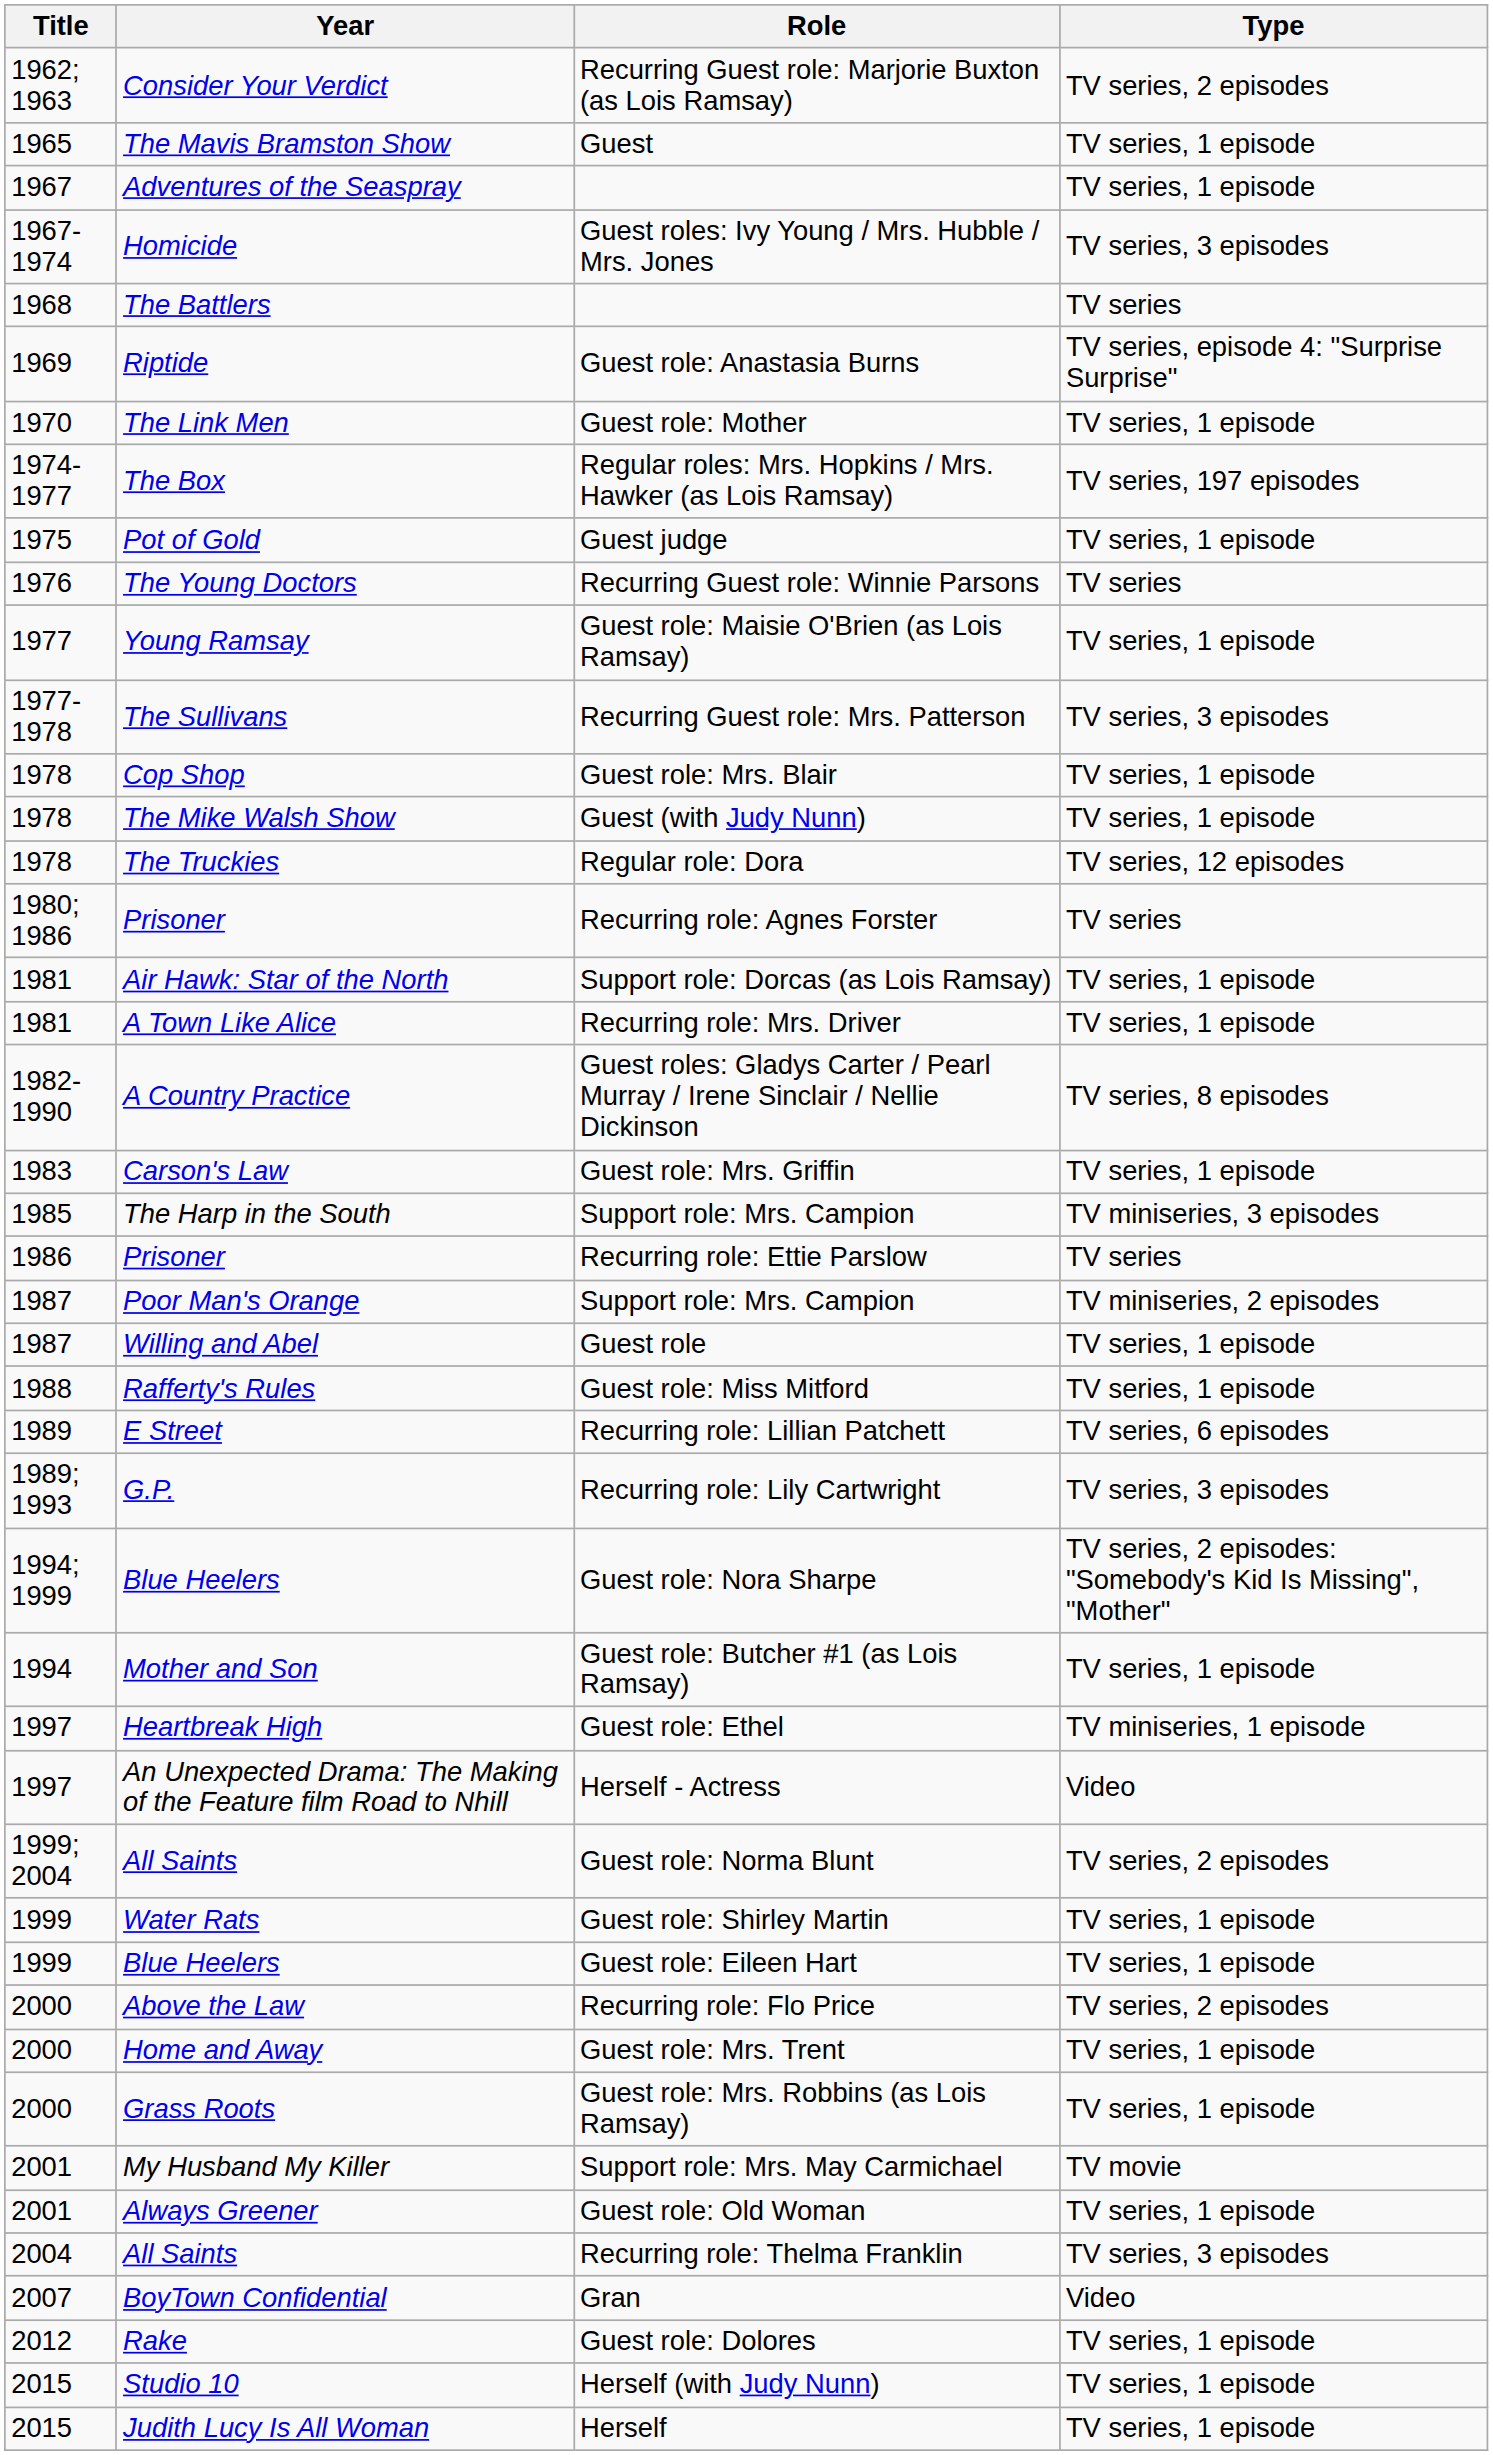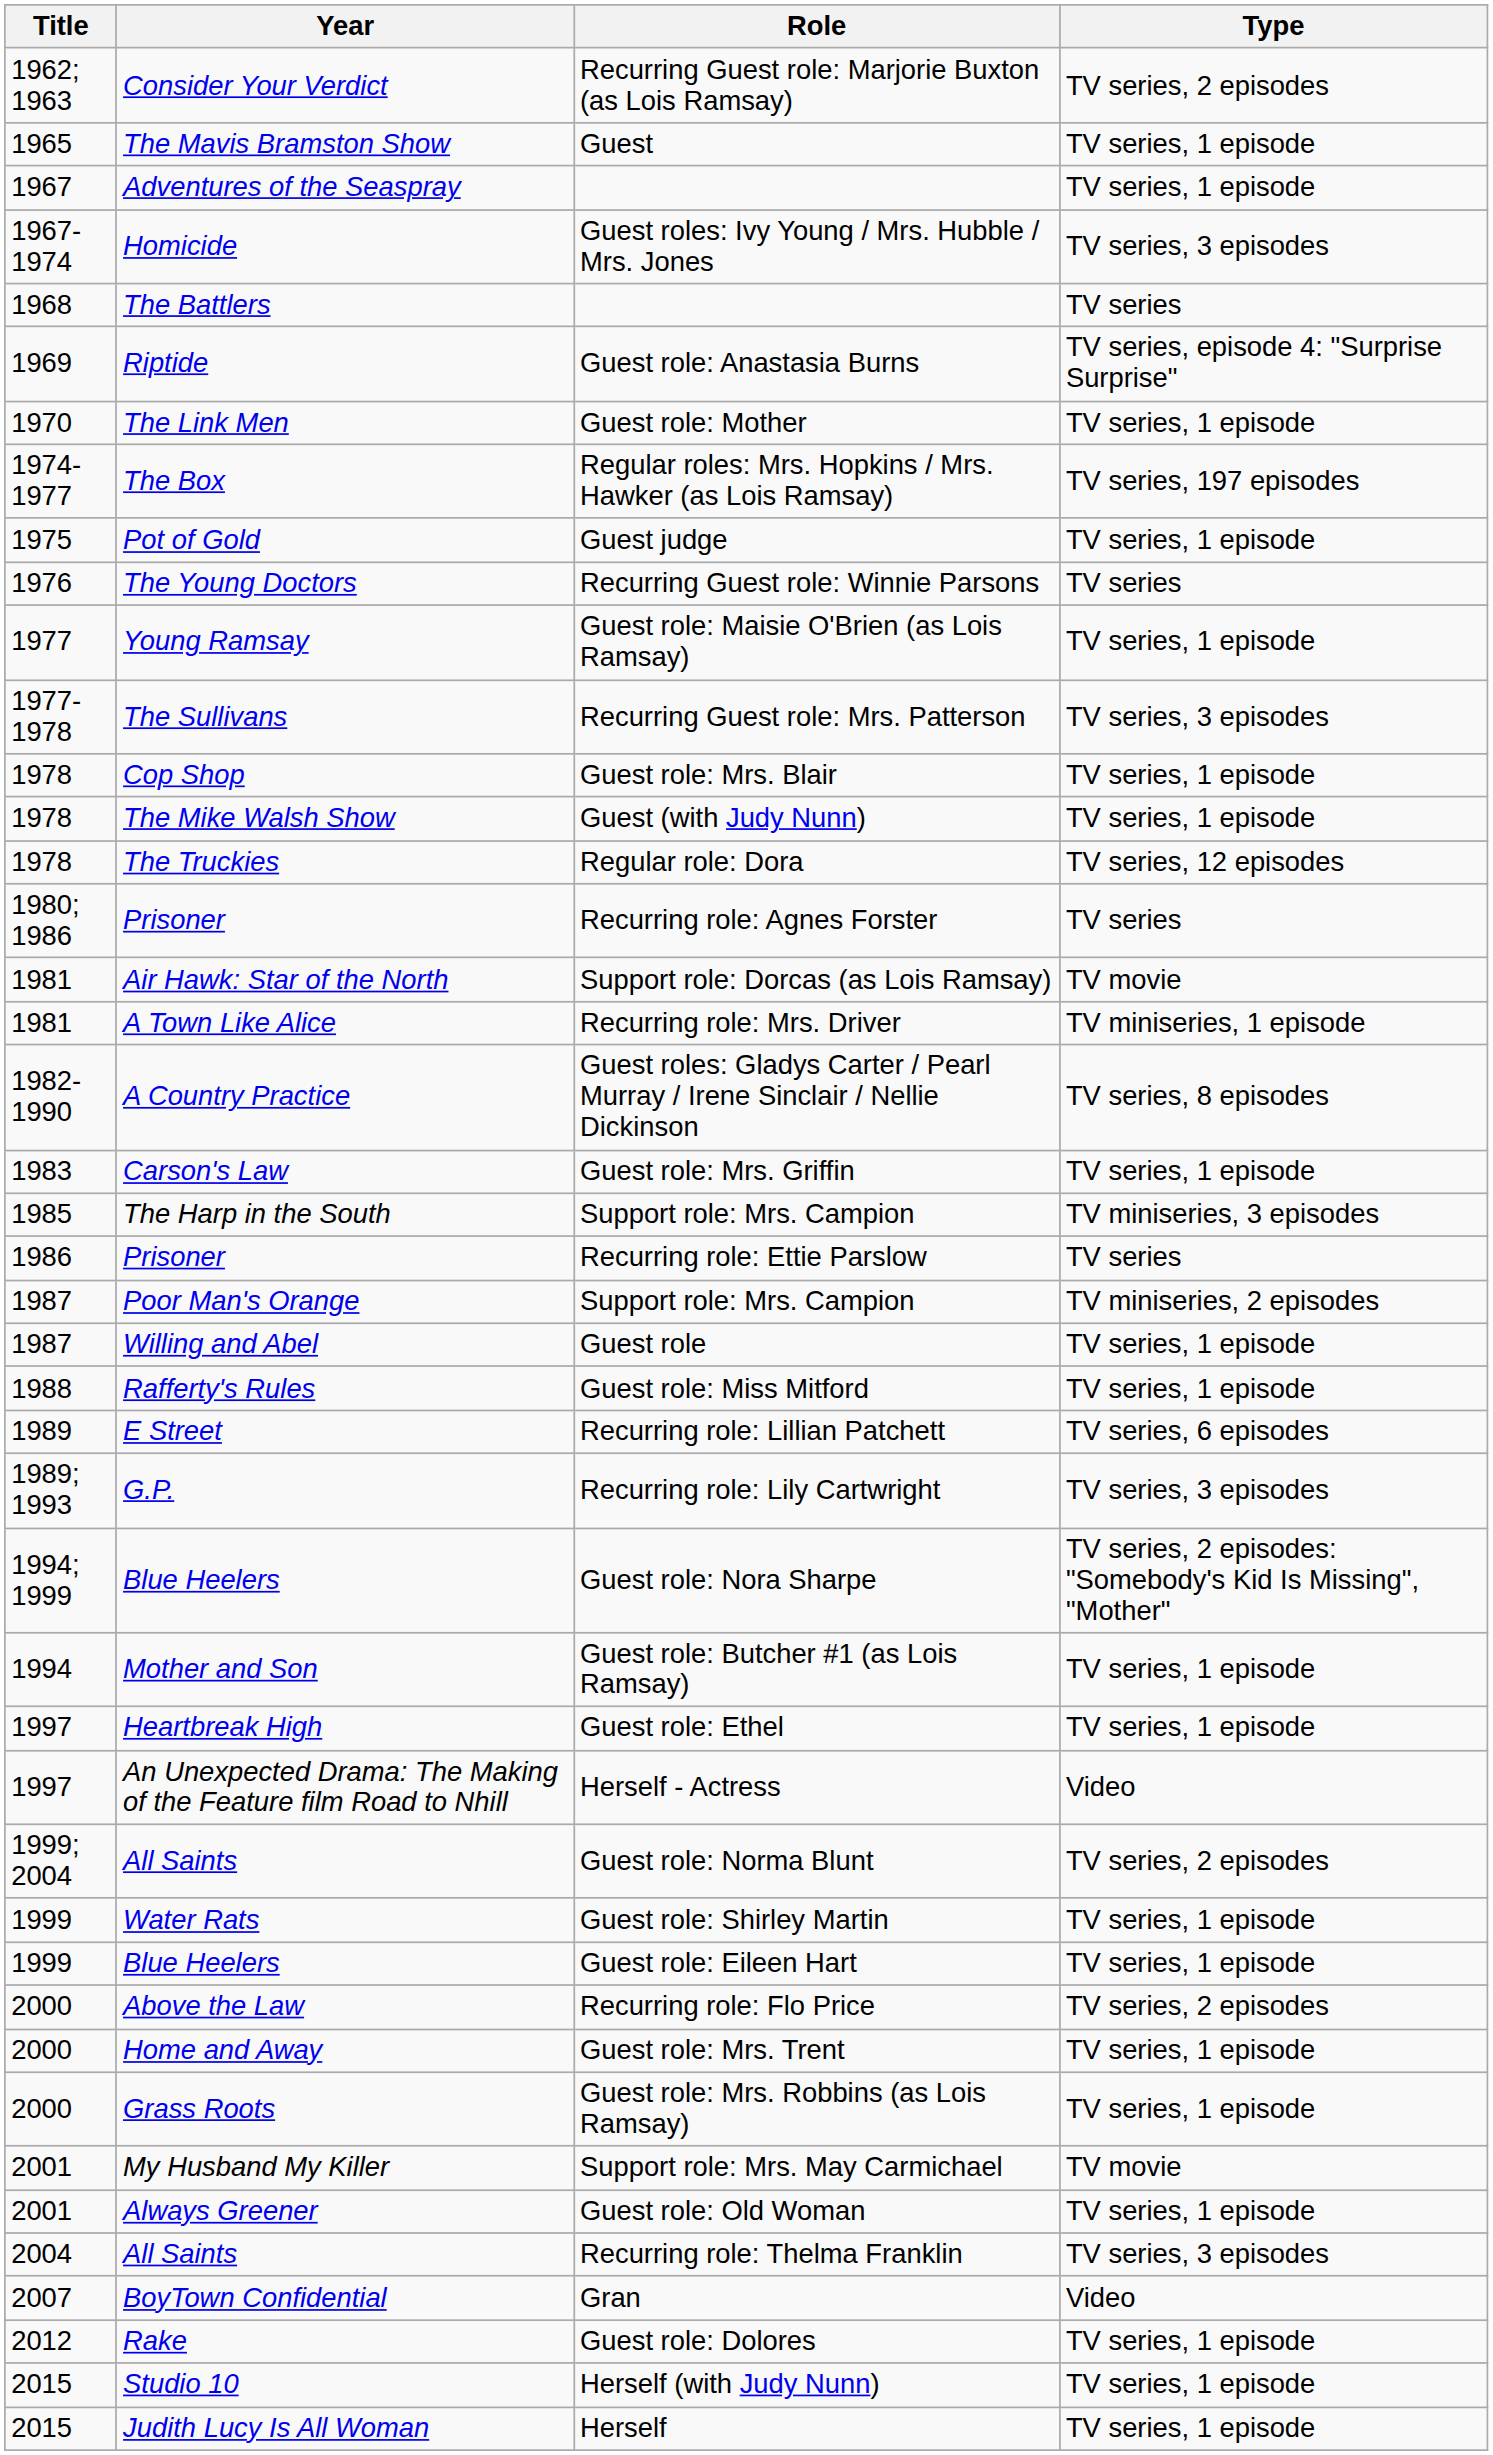(1191, 979) TV series, 1 episode -> (1124, 979) TV movie
(1191, 1022) TV series, 1 episode -> (1216, 1022) TV miniseries, 1 episode
(1216, 1728) TV miniseries, 1 episode -> (1191, 1728) TV series, 1 episode
